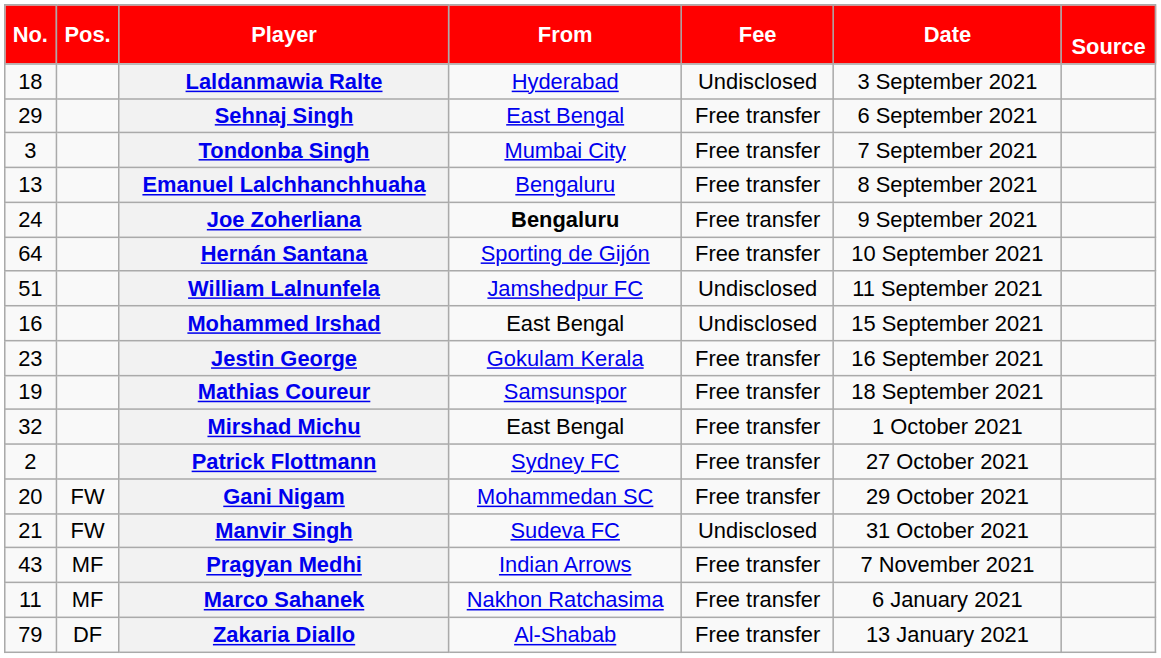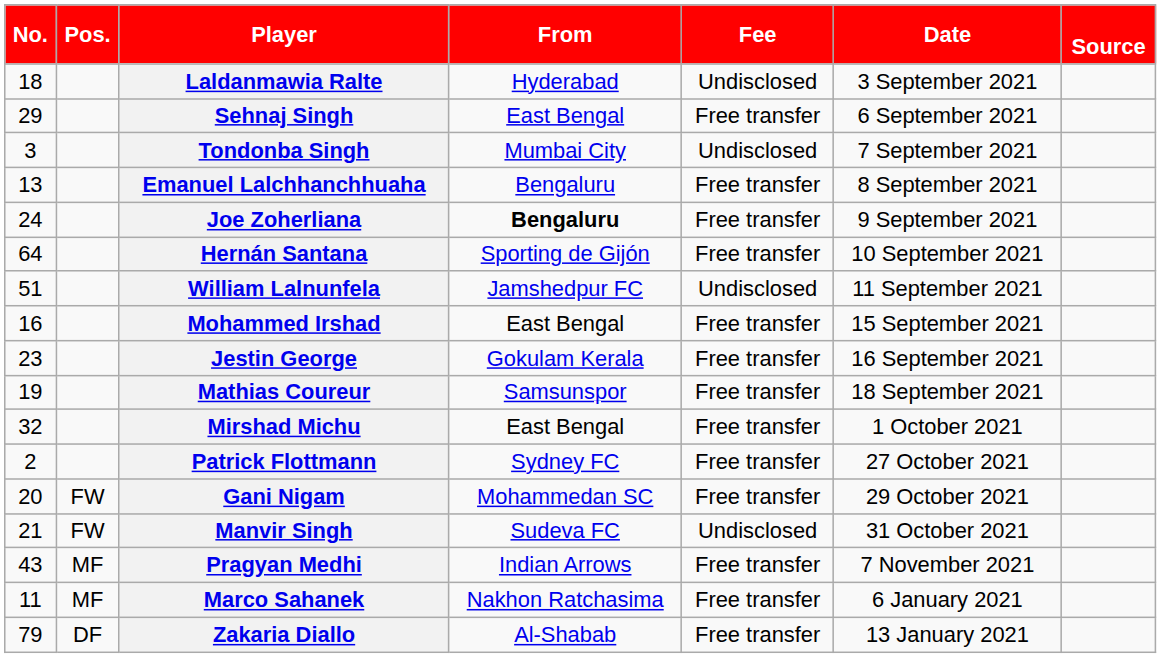(758, 151) Free transfer -> (758, 151) Undisclosed
(758, 323) Undisclosed -> (758, 323) Free transfer
